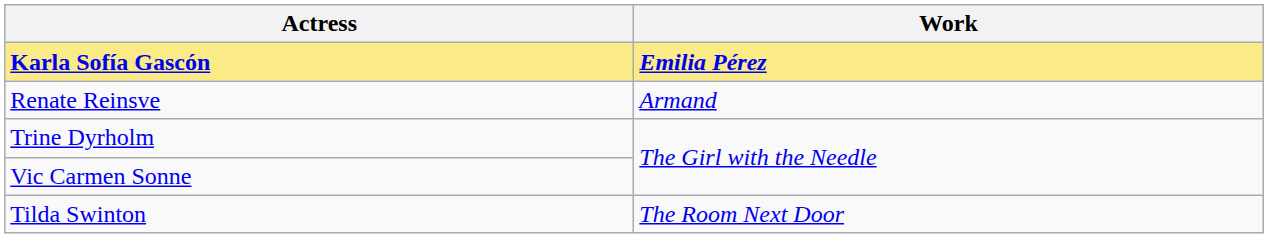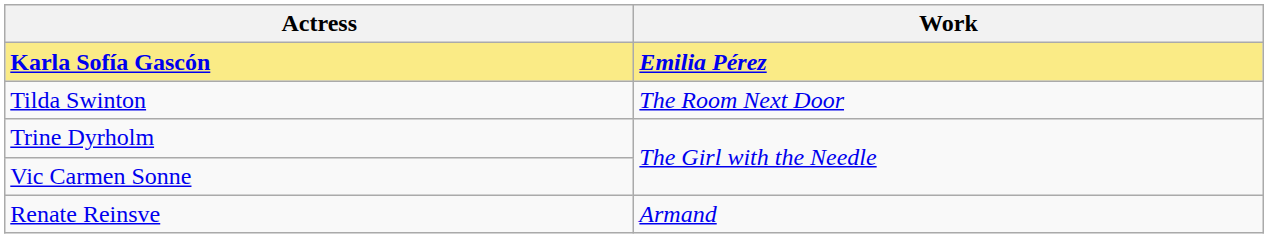rows swapped: (85, 99) <-> (78, 213)
